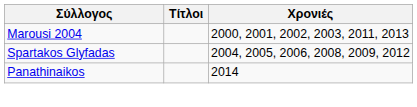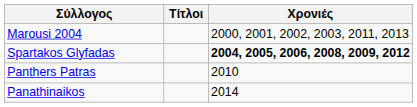(310, 53) normal -> (310, 53) bold
+ row: (51, 72)
